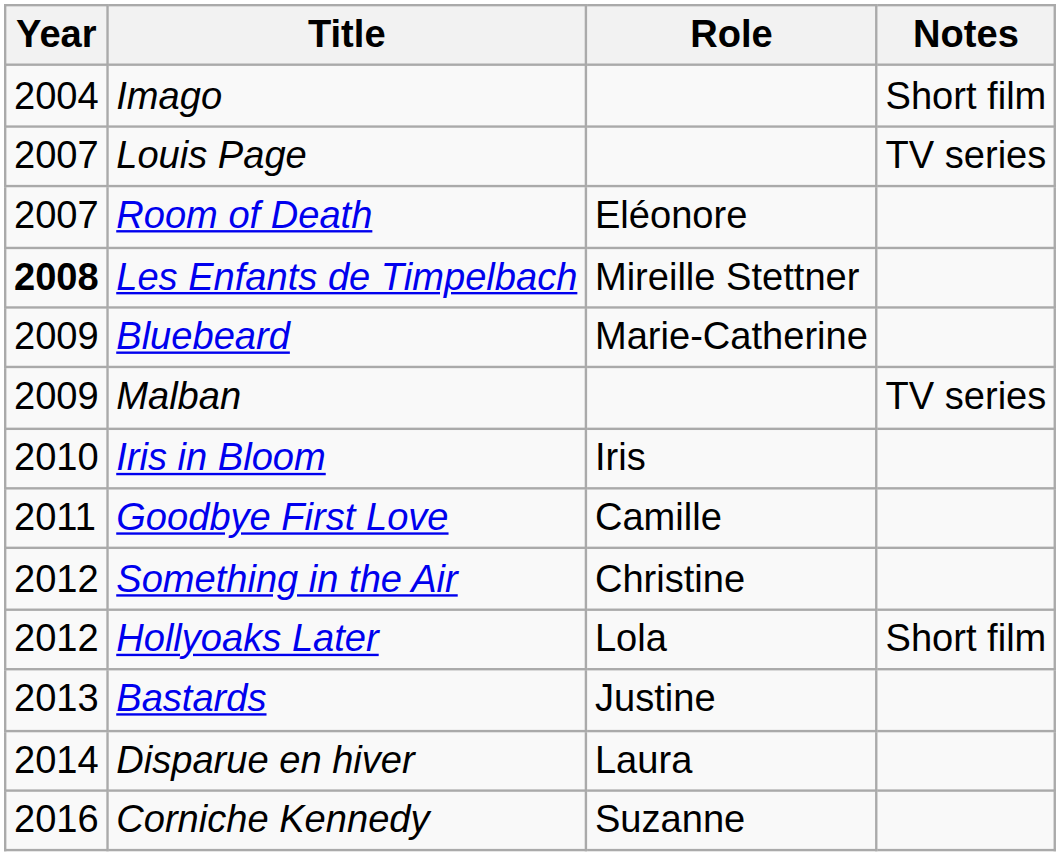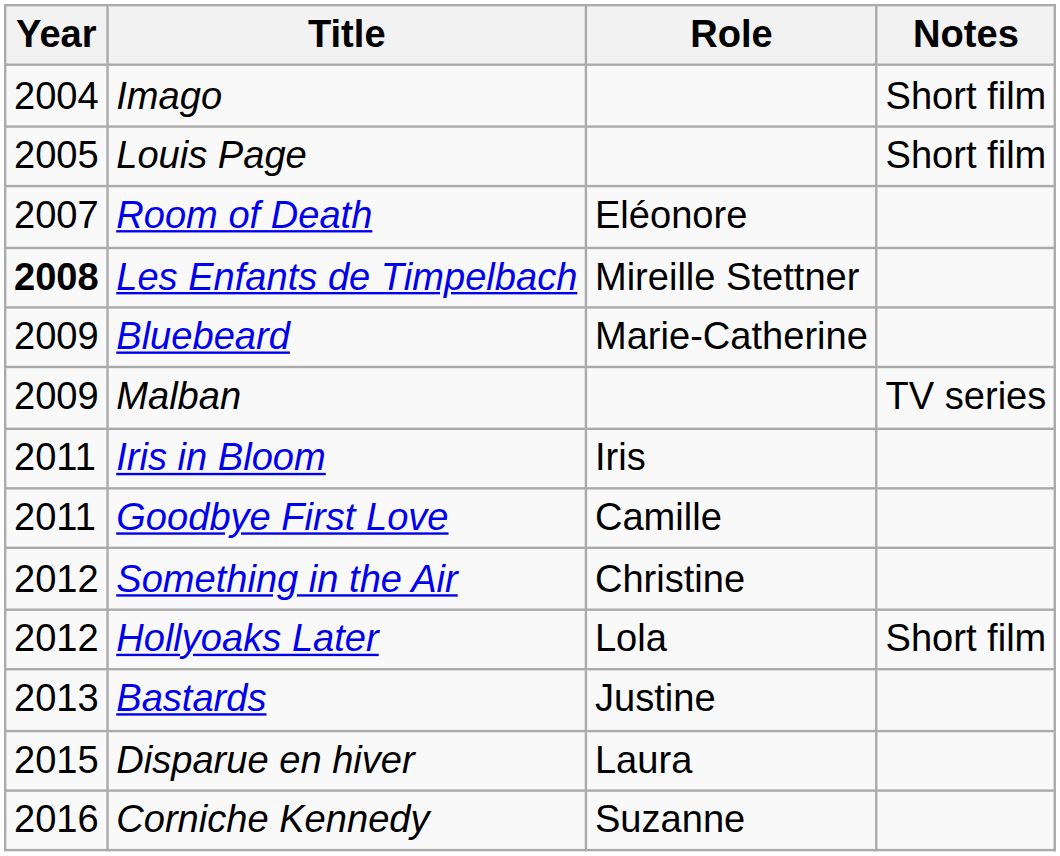(56, 155) 2007 -> (56, 155) 2005
(966, 155) TV series -> (966, 155) Short film
(56, 457) 2010 -> (55, 457) 2011
(56, 759) 2014 -> (56, 759) 2015
